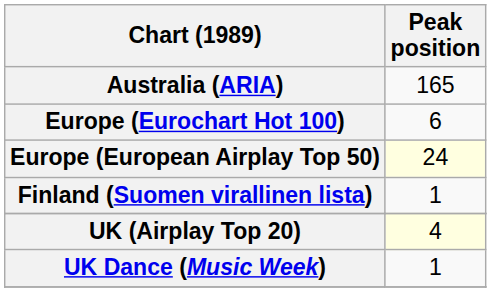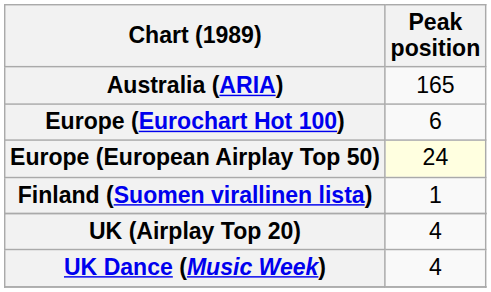(435, 231) lightyellow background -> (435, 231) no background
(435, 267) 1 -> (435, 267) 4
